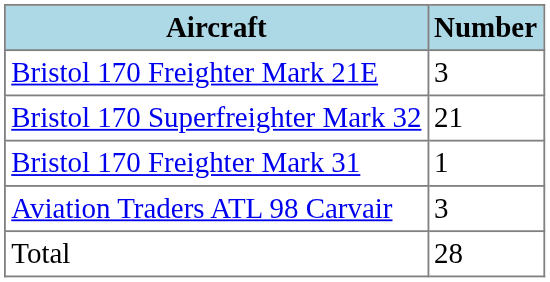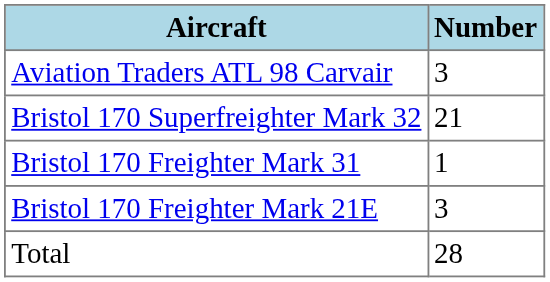rows swapped: (202, 208) <-> (195, 72)
